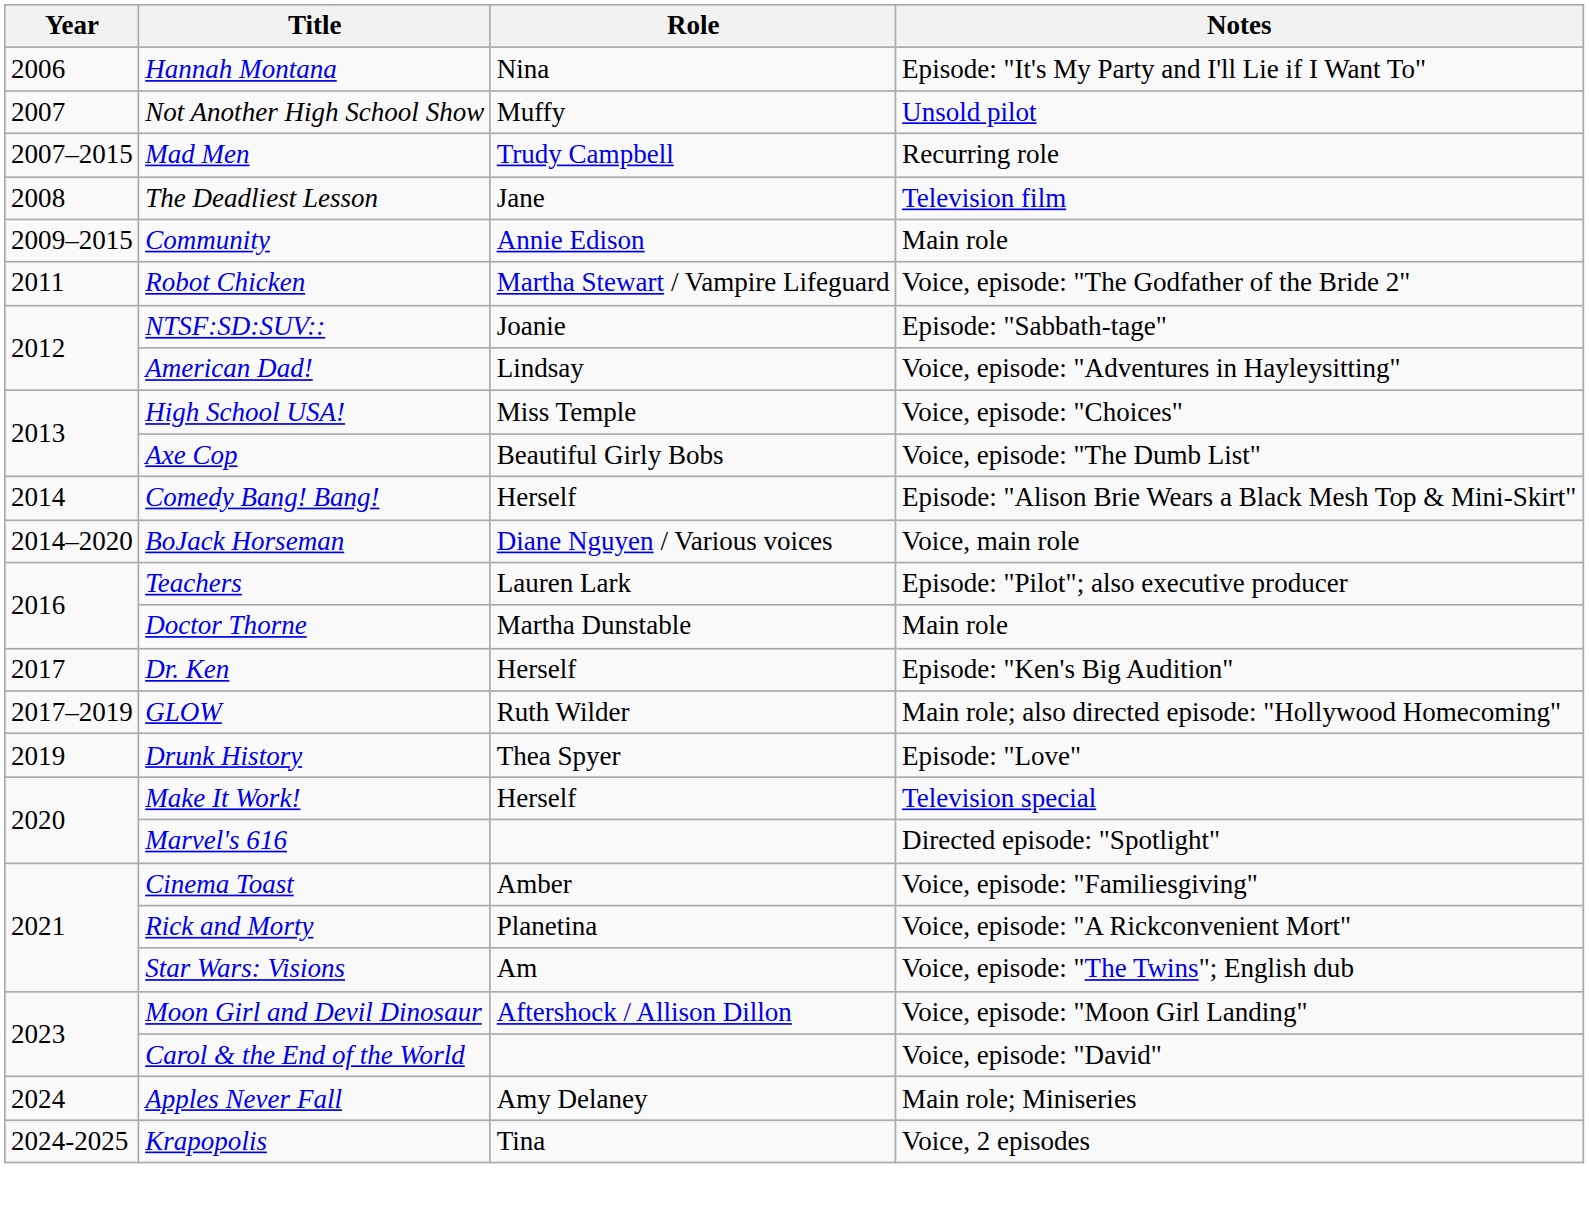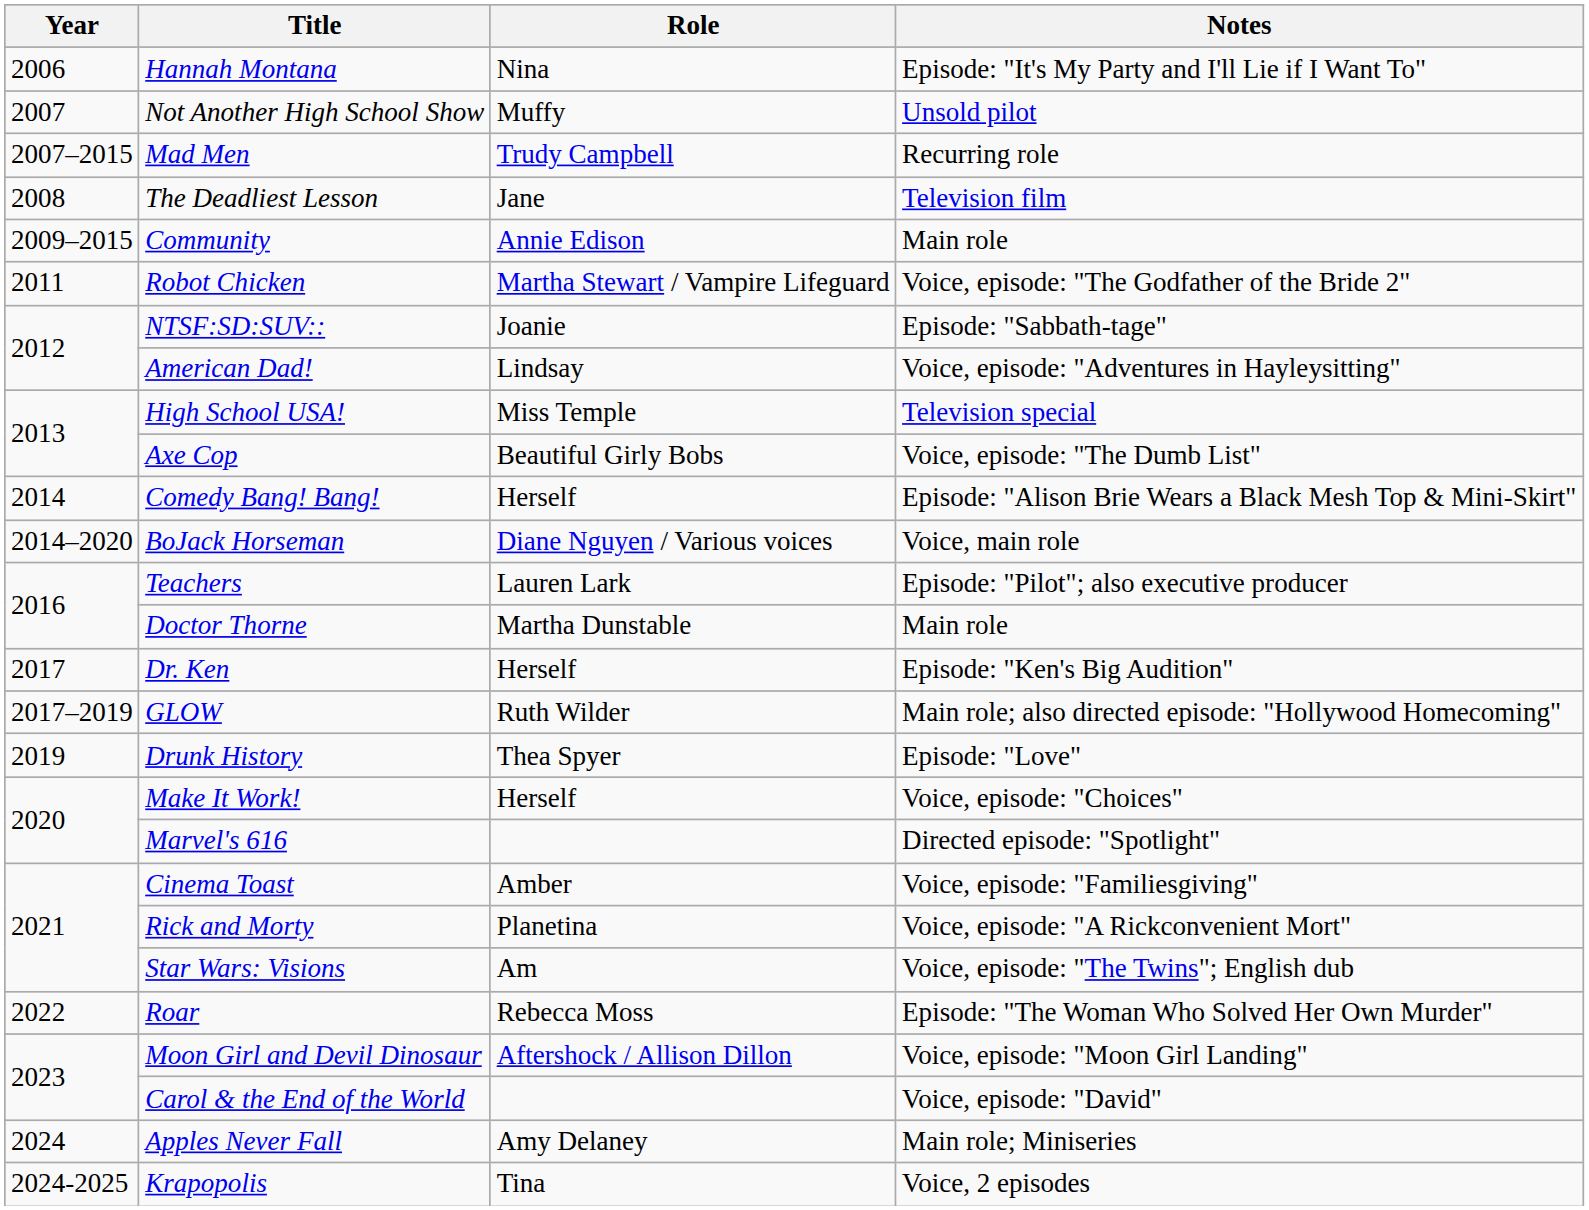(1042, 411) Voice, episode: "Choices" -> (999, 411) Television special
(999, 797) Television special -> (1042, 797) Voice, episode: "Choices"
+ row: (172, 1012)
